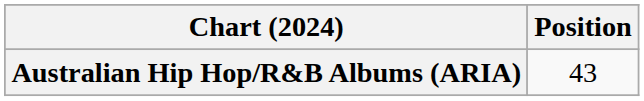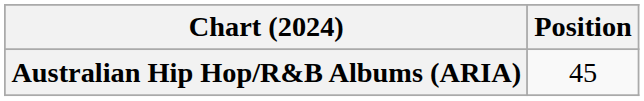(583, 71) 43 -> (583, 71) 45
